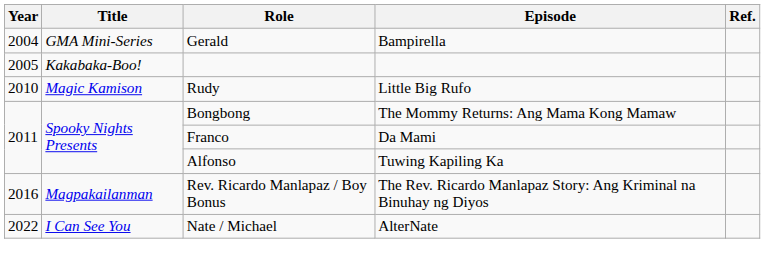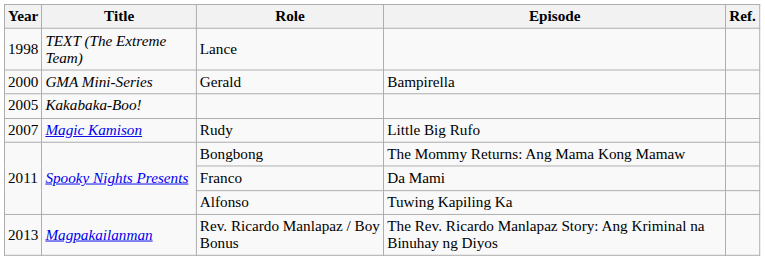+ row: (218, 49)
(23, 40) 2004 -> (23, 81) 2000
(23, 88) 2010 -> (23, 130) 2007
(23, 193) 2016 -> (23, 235) 2013
- row: (232, 226)
